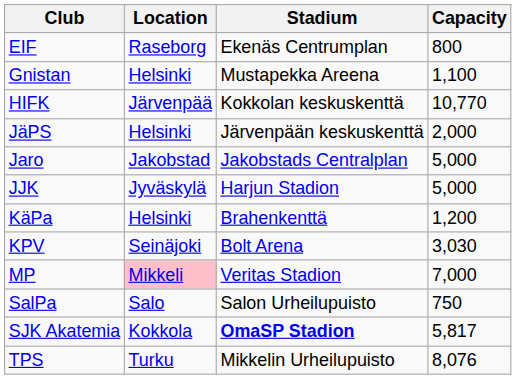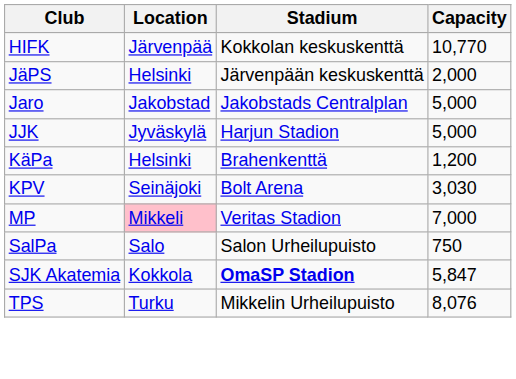- row: (23, 47)
- row: (40, 75)
(454, 331) 5,817 -> (454, 274) 5,847
